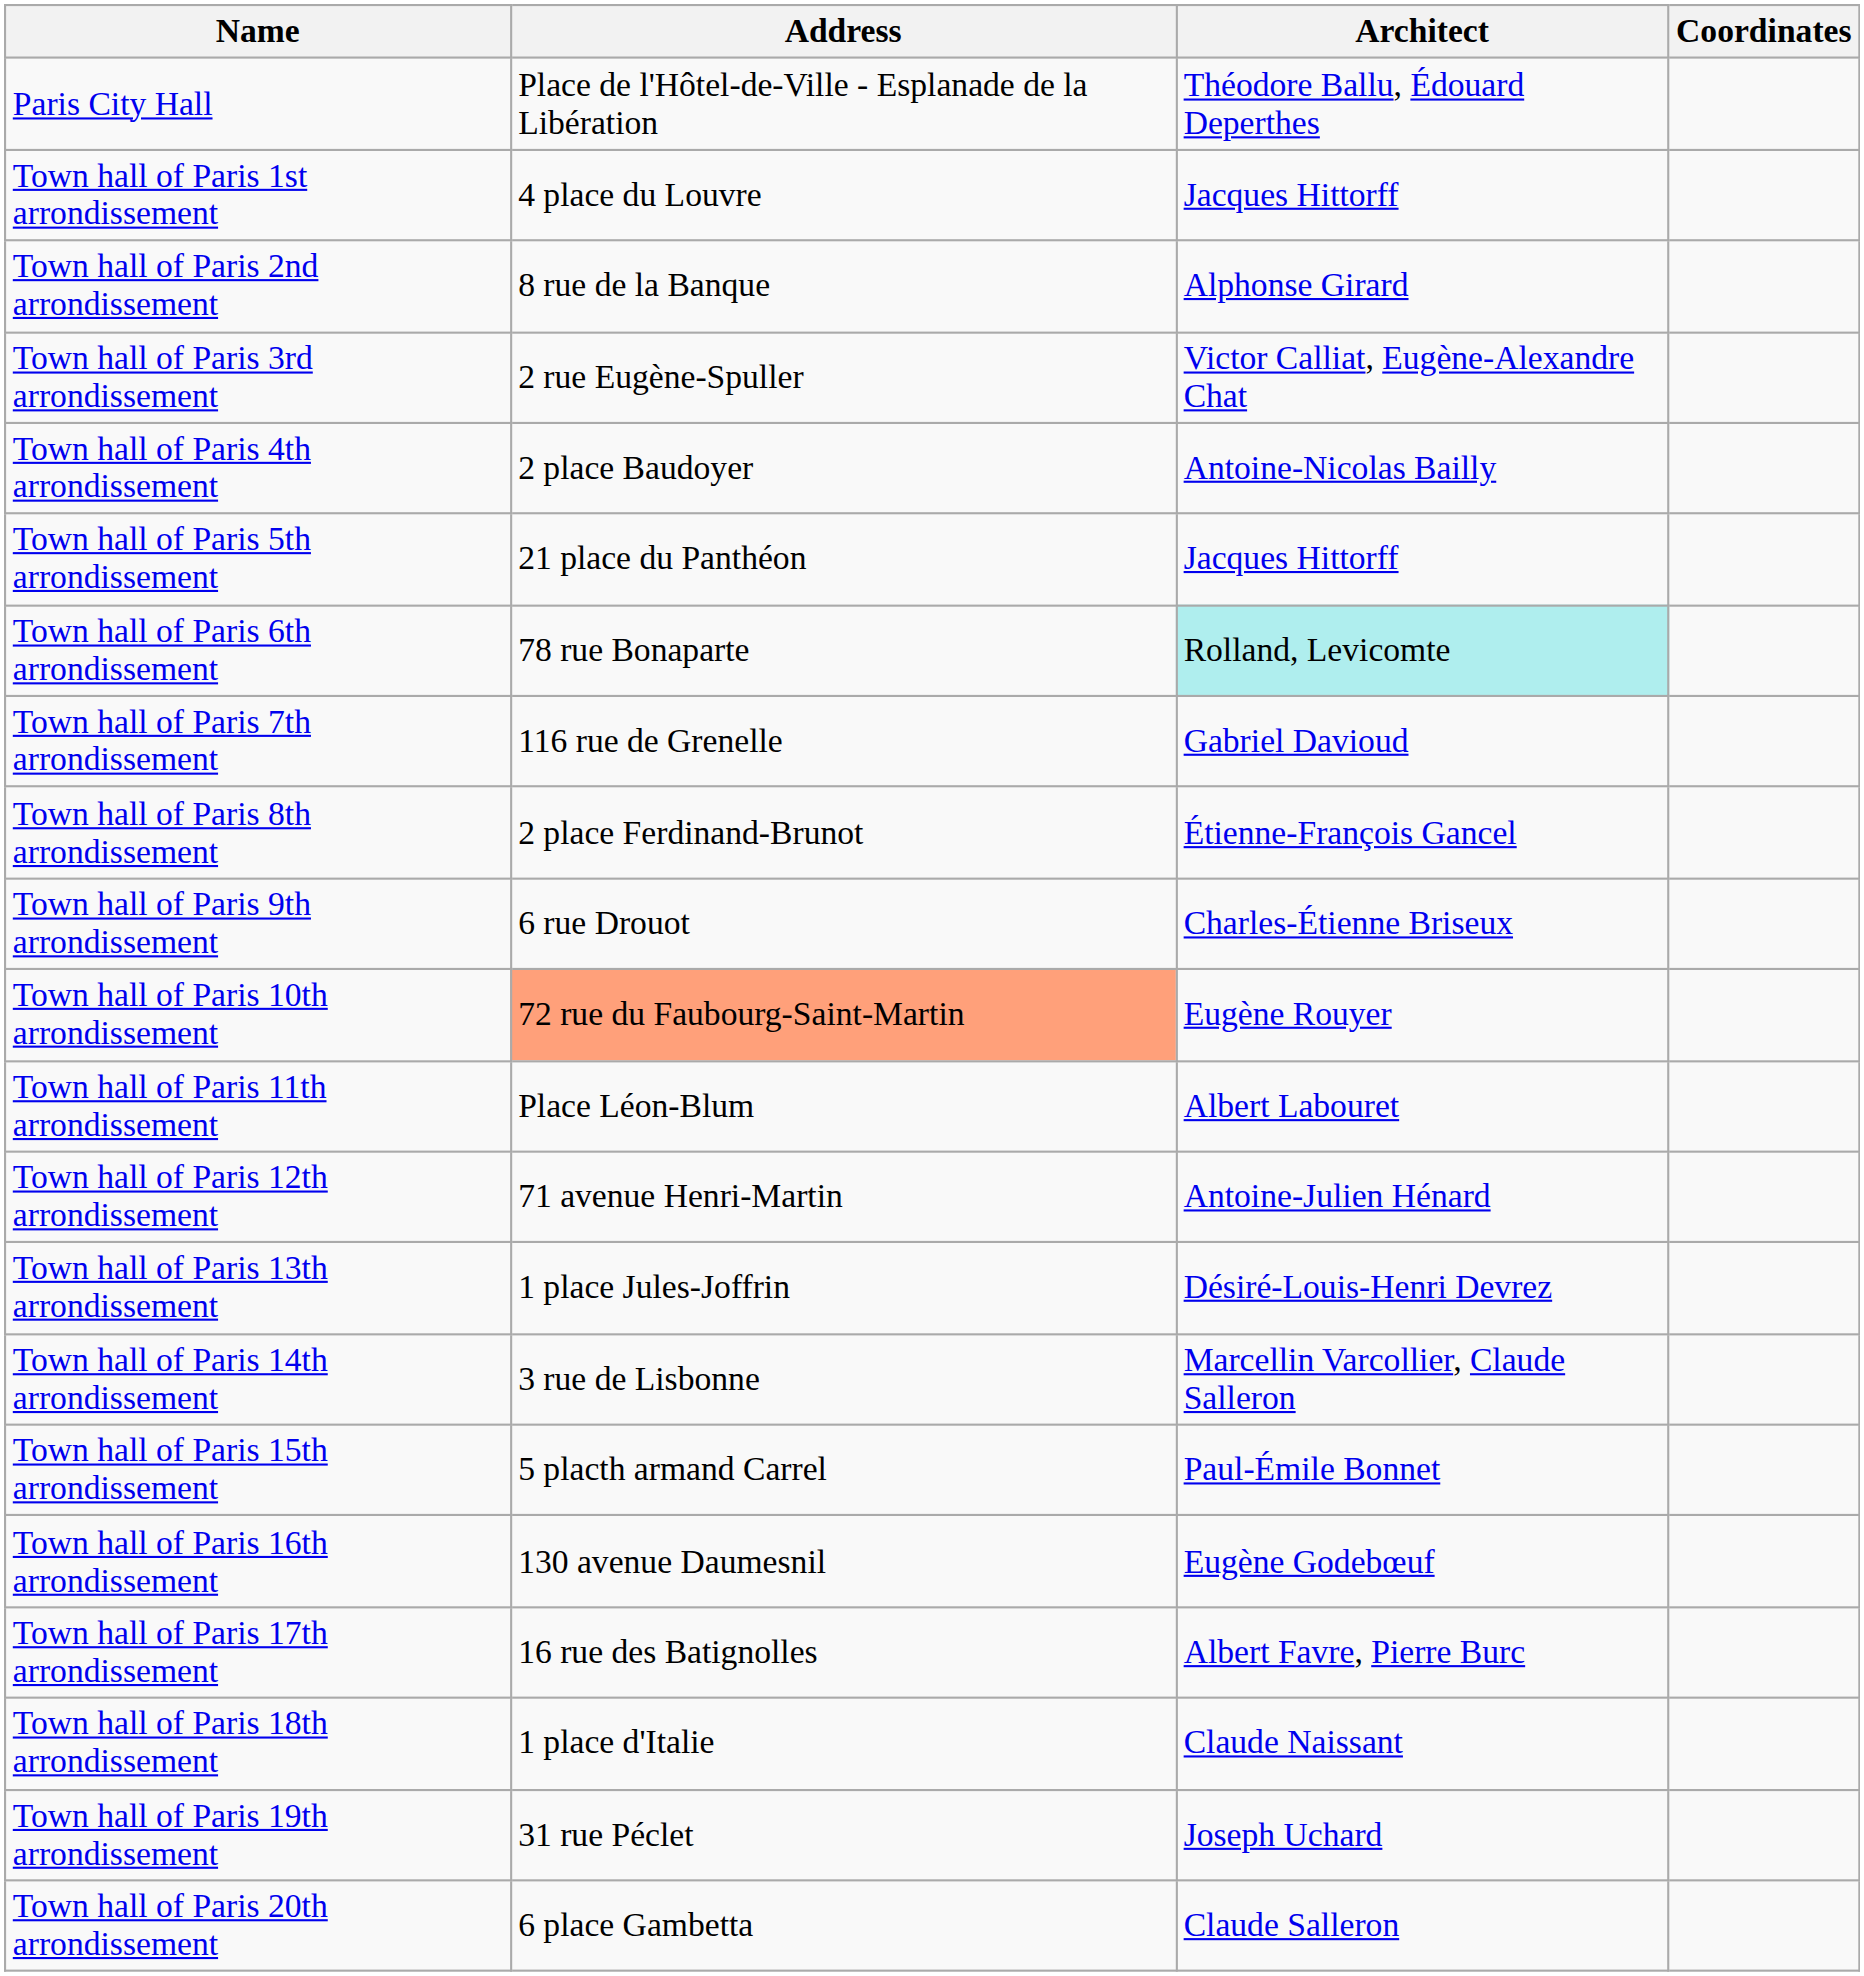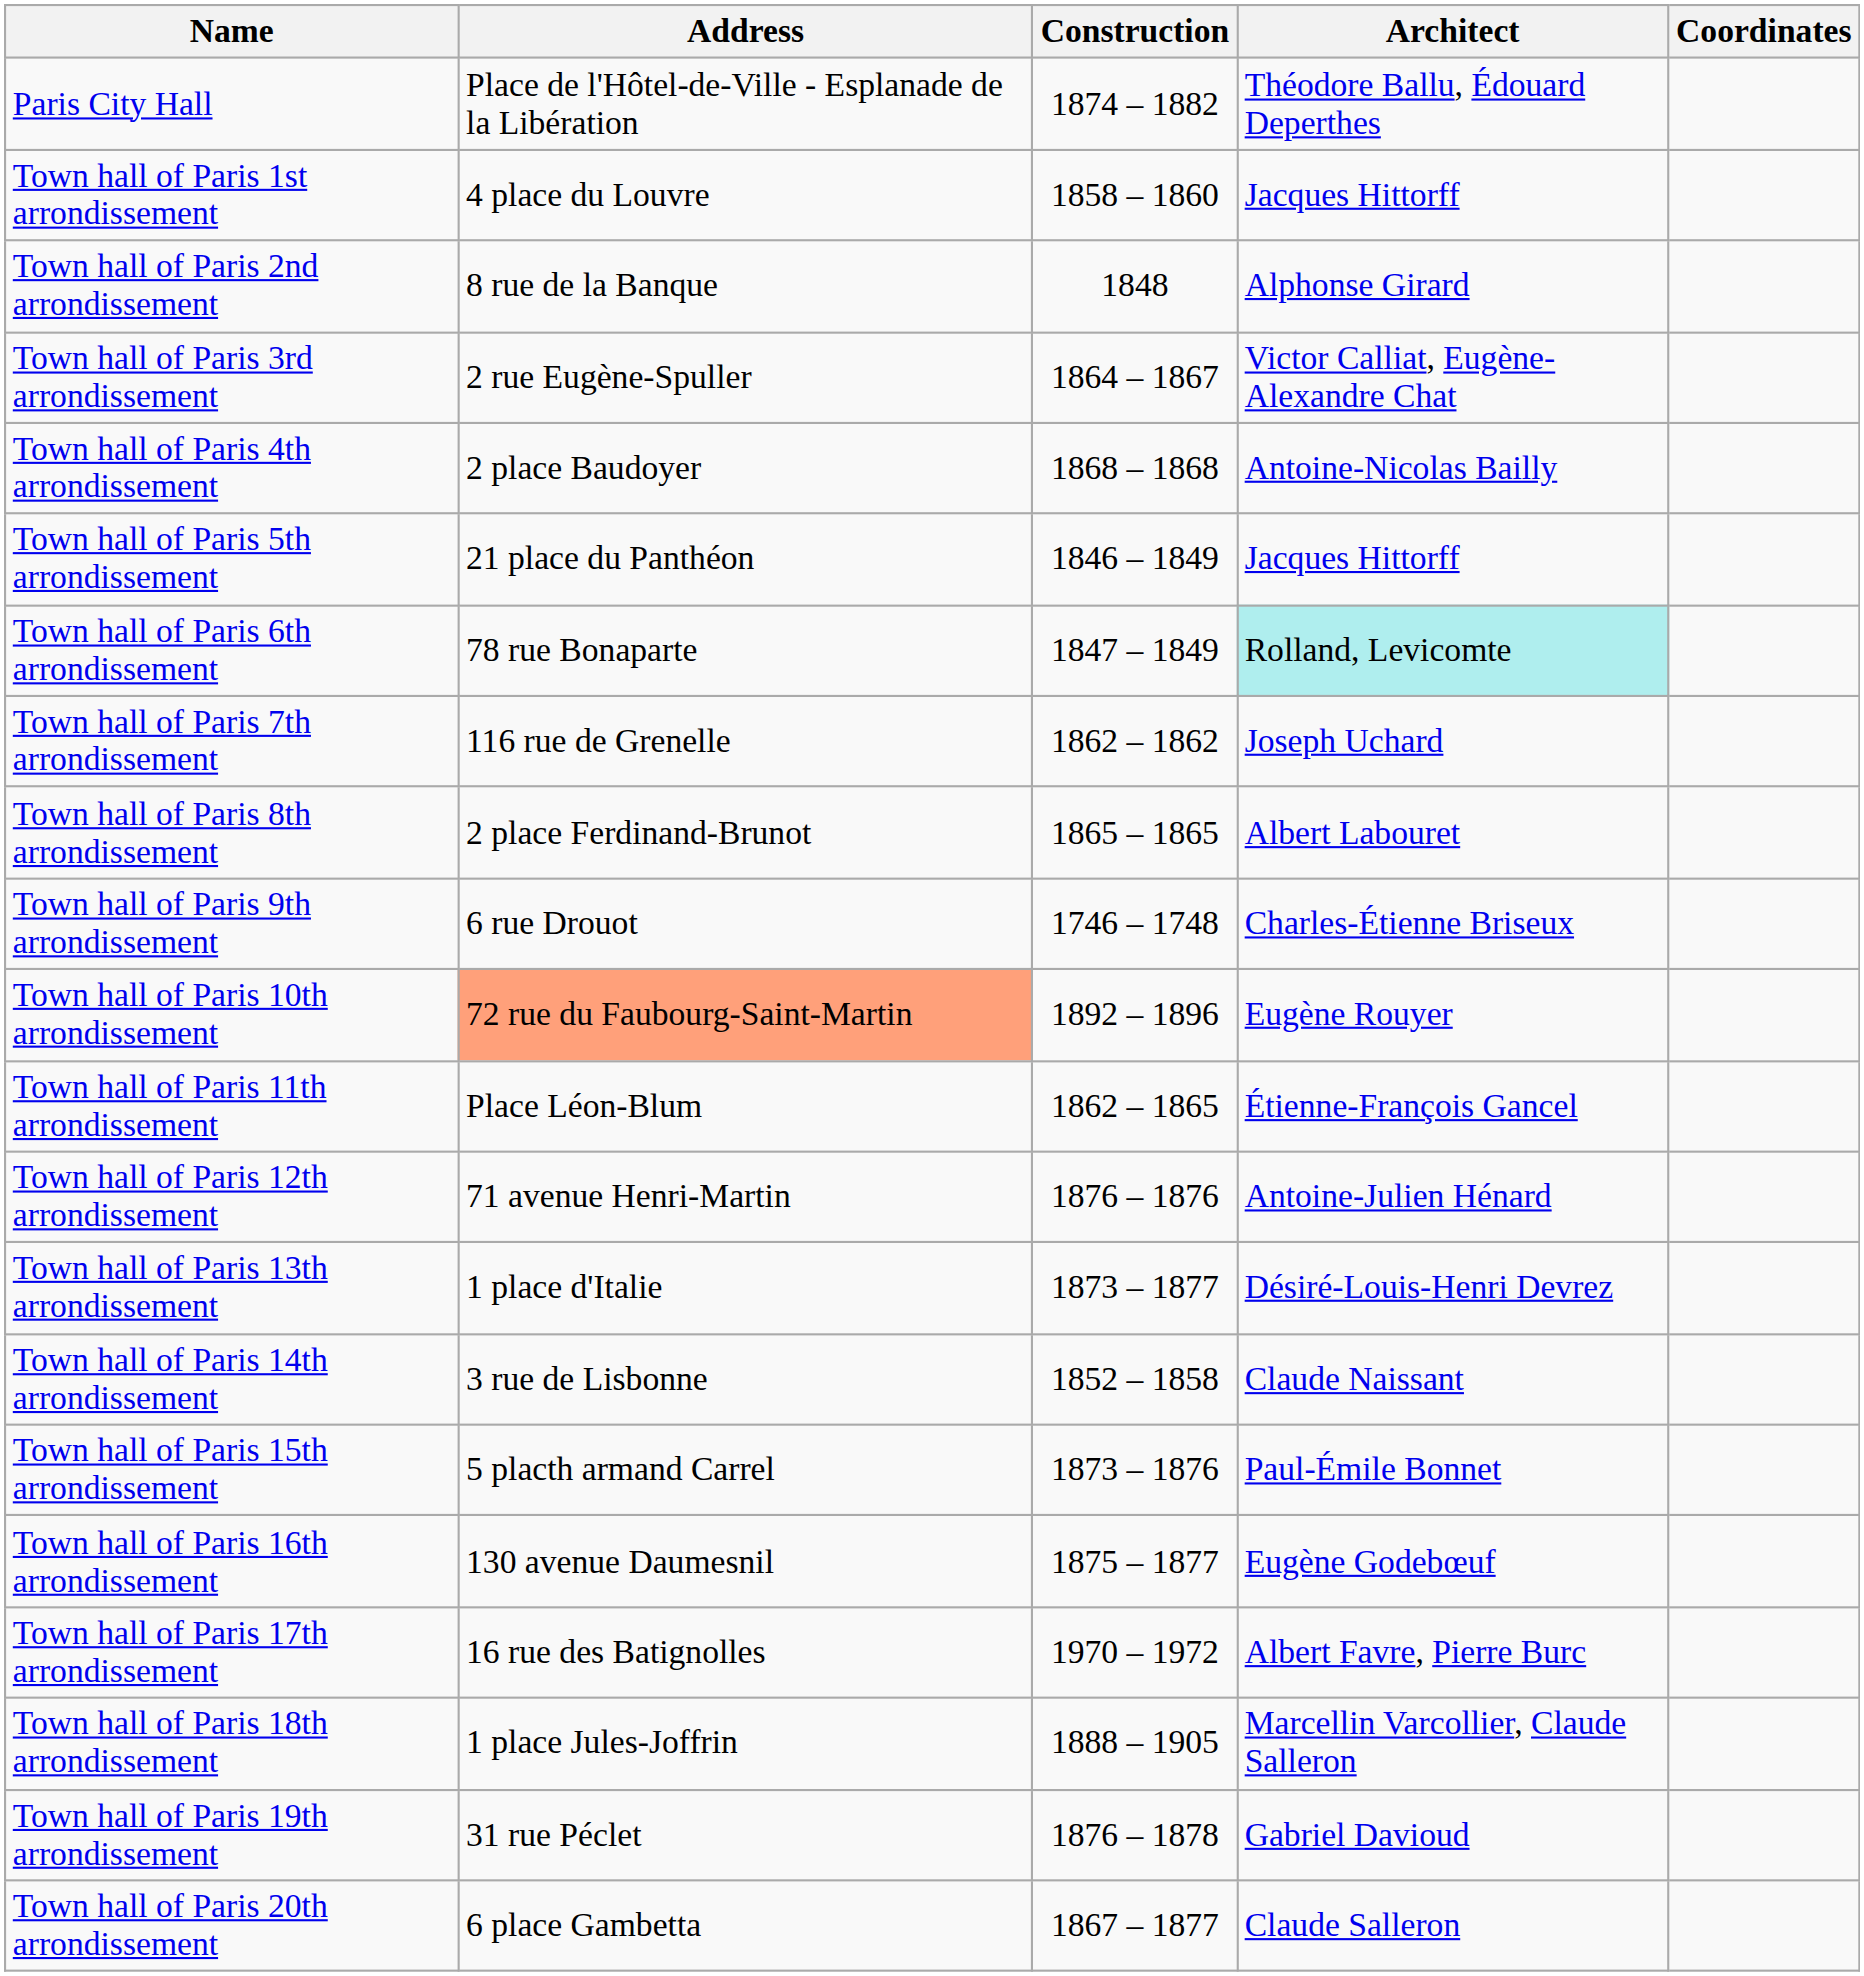+ column: (1135, 31)
(1296, 740) Gabriel Davioud -> (1344, 740) Joseph Uchard
(1350, 832) Étienne-François Gancel -> (1352, 832) Albert Labouret
(1291, 1105) Albert Labouret -> (1411, 1105) Étienne-François Gancel
(654, 1287) 1 place Jules-Joffrin -> (564, 1287) 1 place d'Italie
(1374, 1378) Marcellin Varcollier, Claude Salleron -> (1354, 1378) Claude Naissant
(616, 1742) 1 place d'Italie -> (602, 1742) 1 place Jules-Joffrin
(1293, 1742) Claude Naissant -> (1435, 1742) Marcellin Varcollier, Claude Salleron
(1283, 1833) Joseph Uchard -> (1357, 1833) Gabriel Davioud
